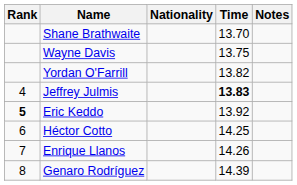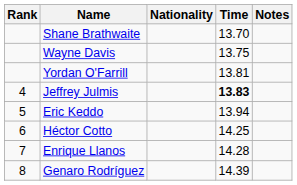(234, 73) 13.82 -> (234, 73) 13.81
(22, 112) bold -> (22, 112) normal
(234, 112) 13.92 -> (234, 112) 13.94
(234, 151) 14.26 -> (234, 151) 14.28
